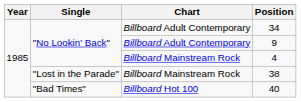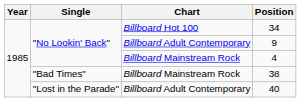(187, 27) Billboard Adult Contemporary -> (161, 27) Billboard Hot 100
(76, 74) "Lost in the Parade" -> (59, 74) "Bad Times"
(59, 89) "Bad Times" -> (76, 89) "Lost in the Parade"
(161, 89) Billboard Hot 100 -> (187, 89) Billboard Adult Contemporary
